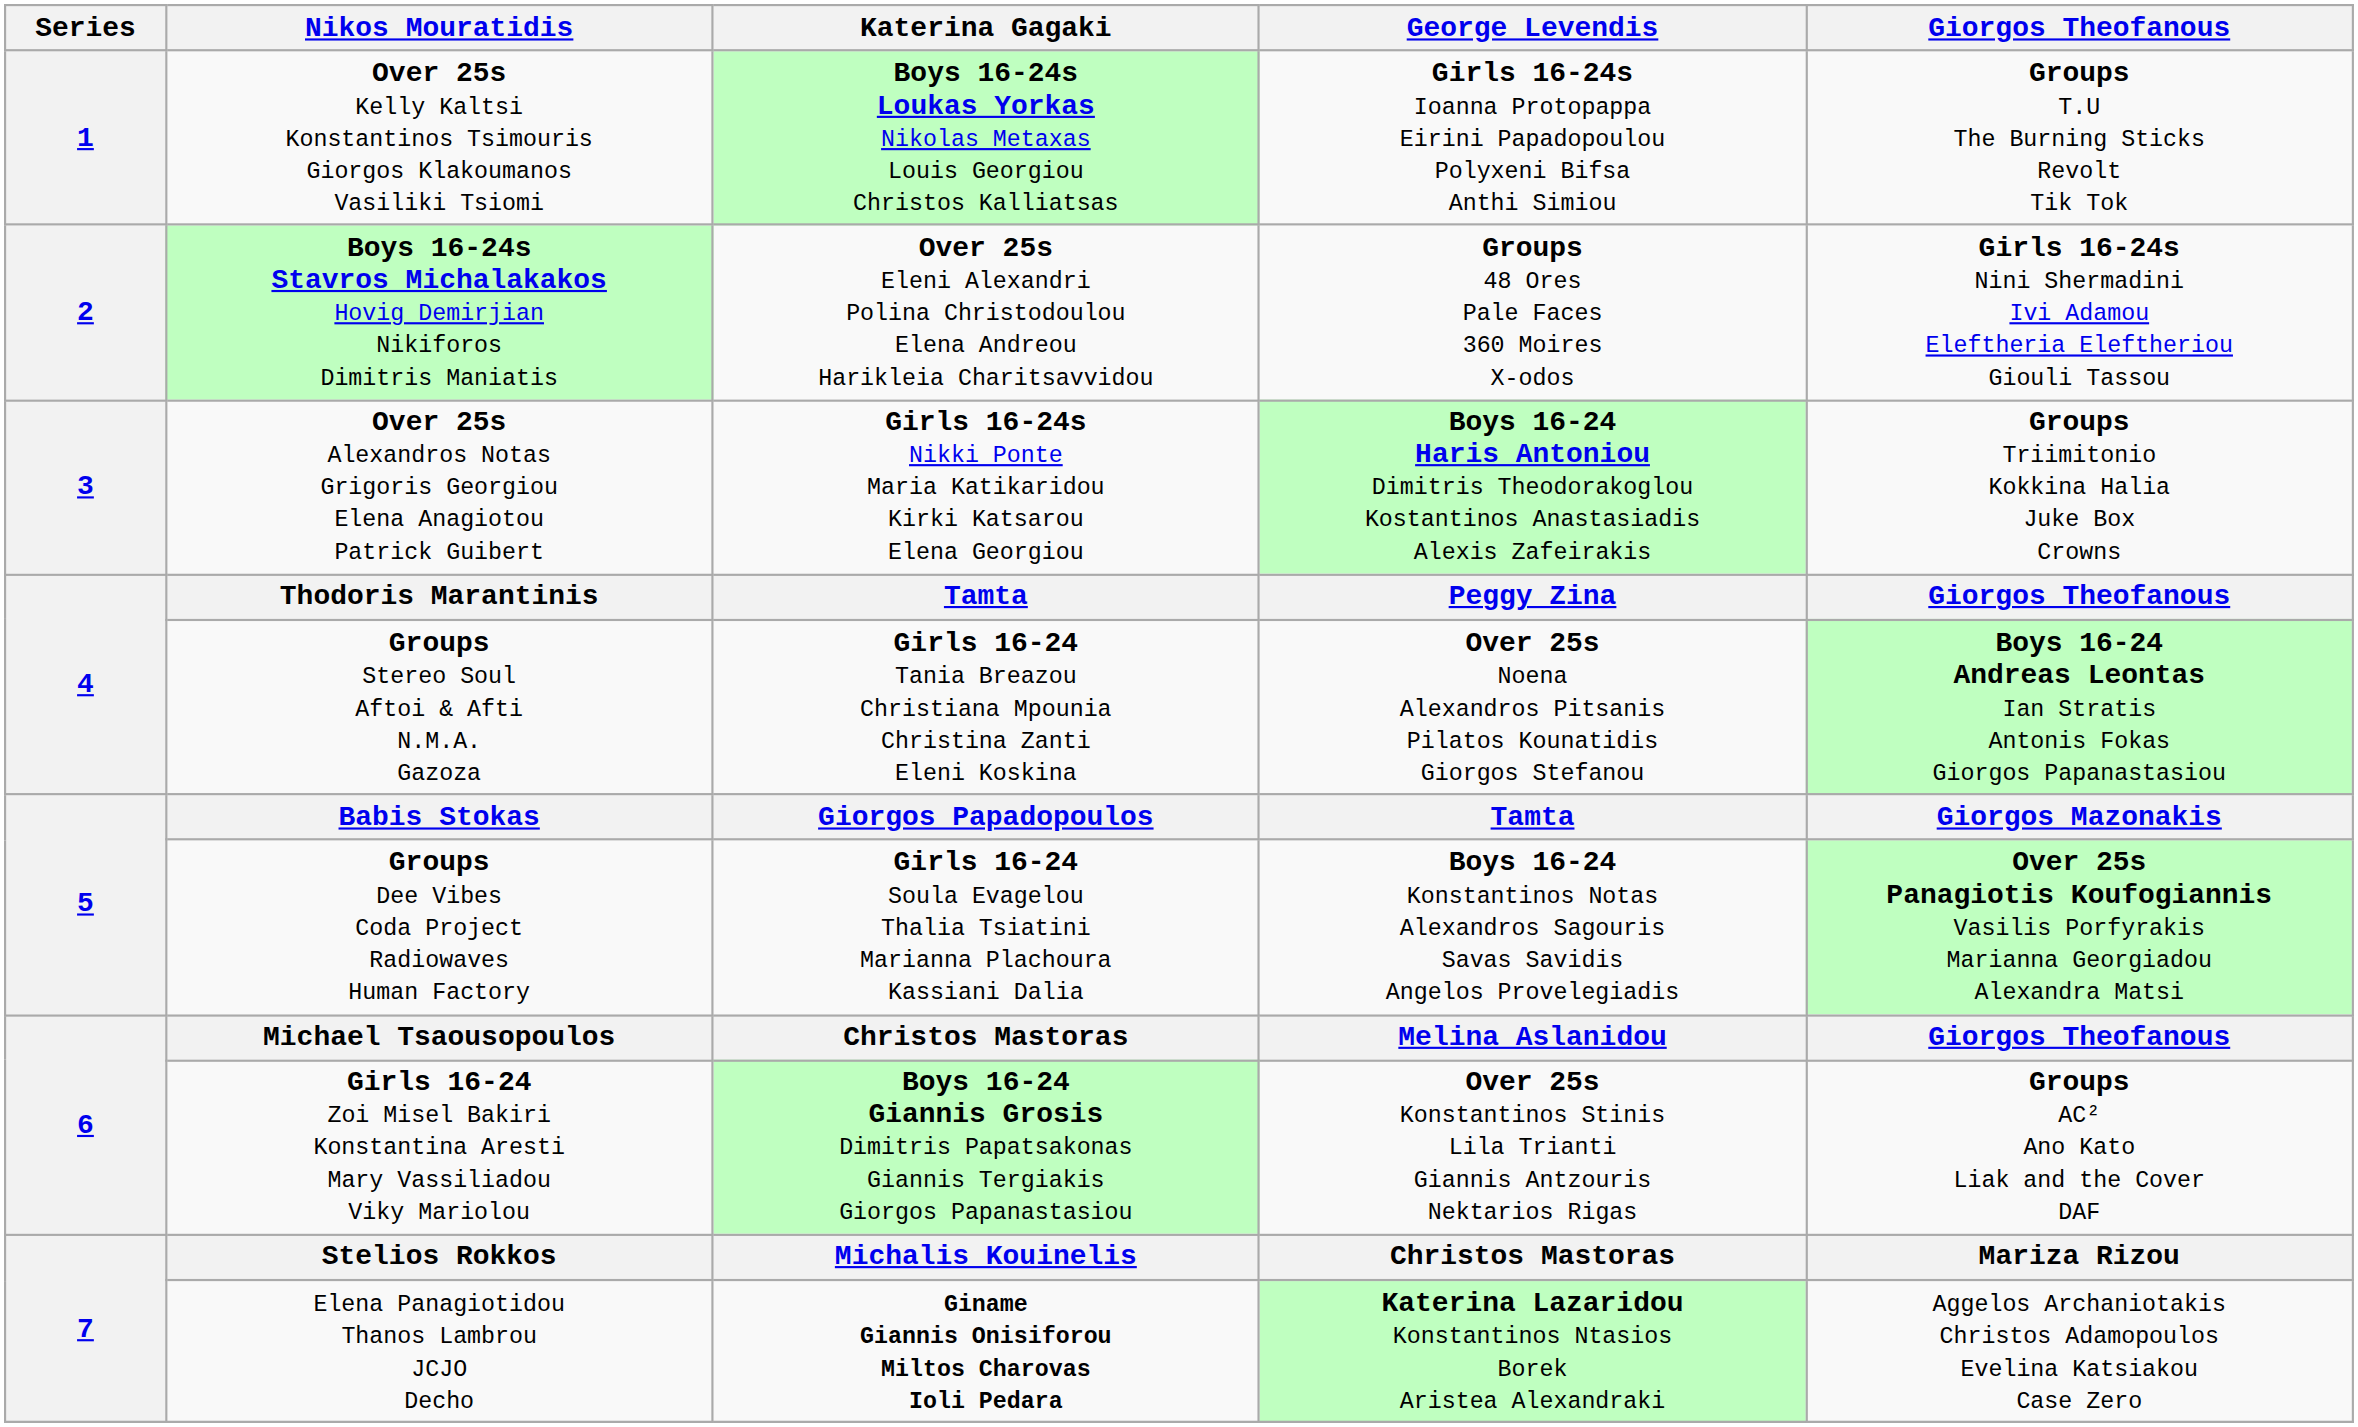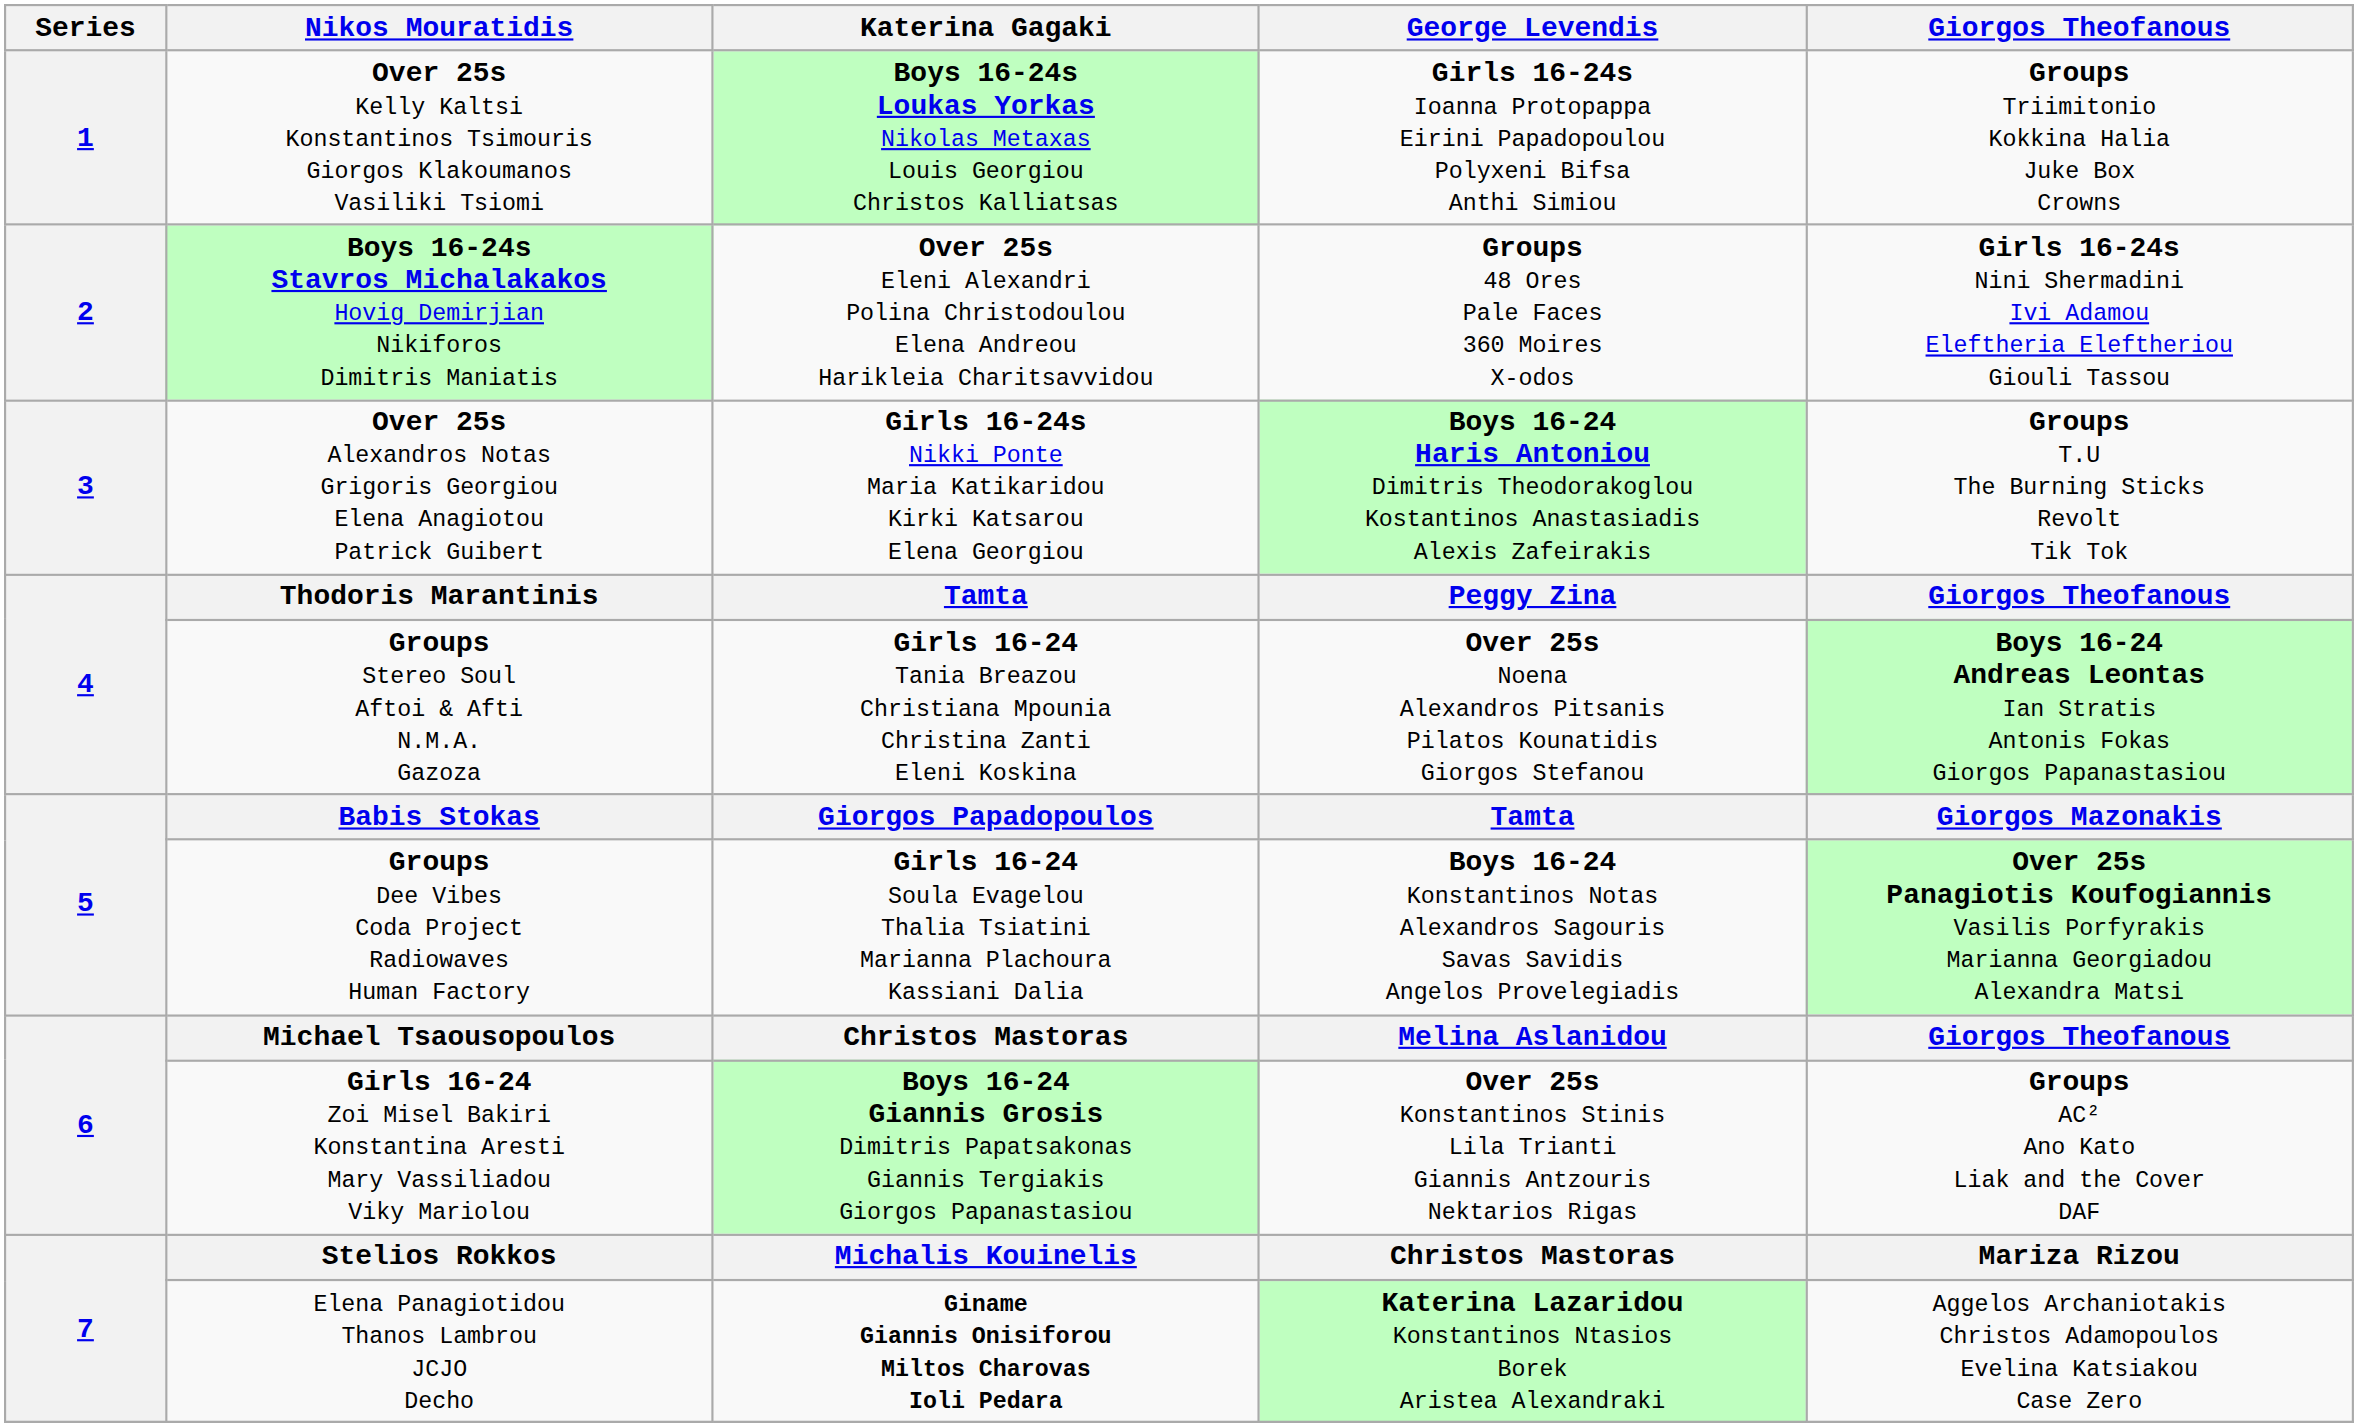(2079, 137) Groups T.U The Burning Sticks Revolt Tik Tok -> (2079, 137) Groups Triimitonio Kokkina Halia Juke Box Crowns
(2079, 486) Groups Triimitonio Kokkina Halia Juke Box Crowns -> (2079, 486) Groups T.U The Burning Sticks Revolt Tik Tok
